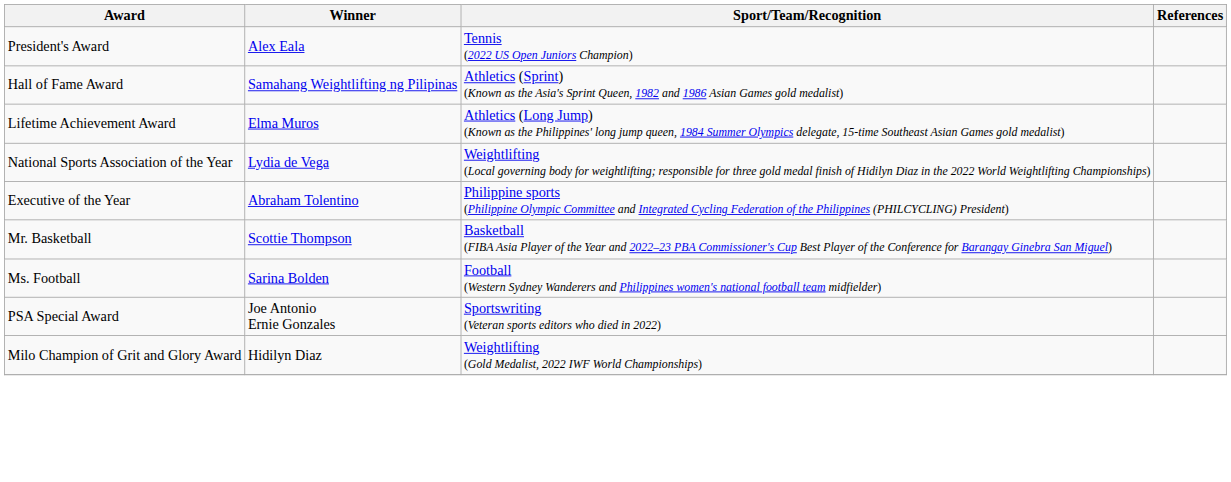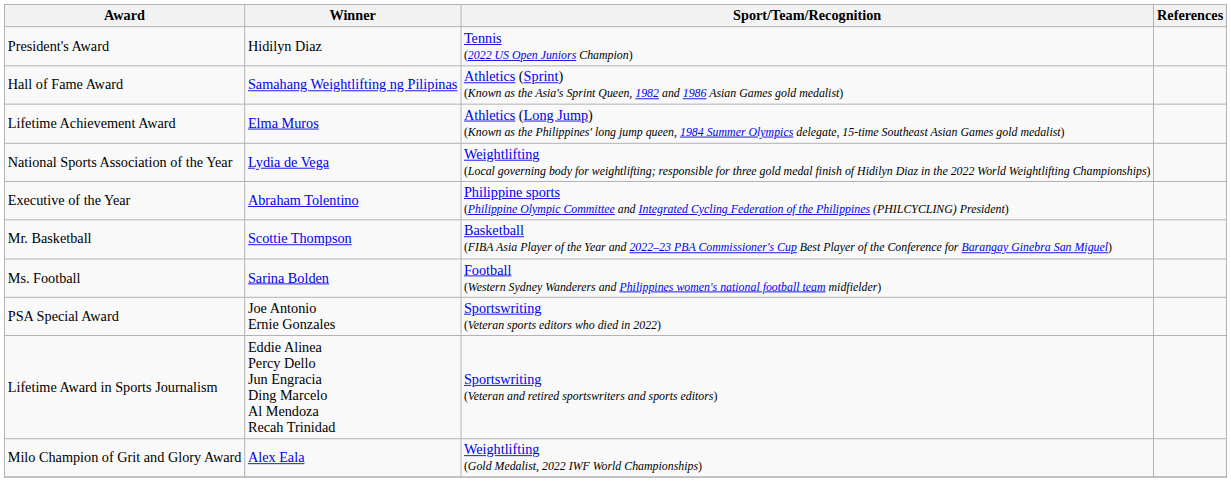(276, 46) Alex Eala -> (285, 46) Hidilyn Diaz
+ row: (113, 387)
(285, 355) Hidilyn Diaz -> (276, 457) Alex Eala
